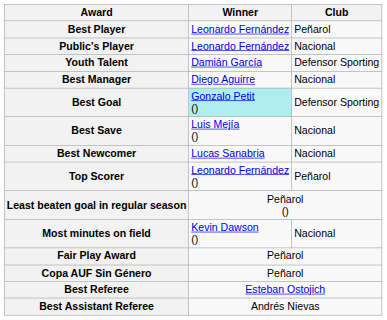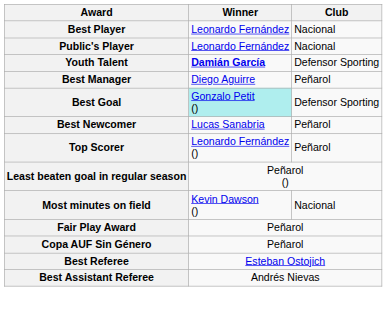(312, 29) Peñarol -> (315, 29) Nacional
(227, 63) normal -> (228, 63) bold
(315, 79) Nacional -> (312, 79) Peñarol
- row: (97, 131)
(315, 153) Nacional -> (312, 125) Peñarol
